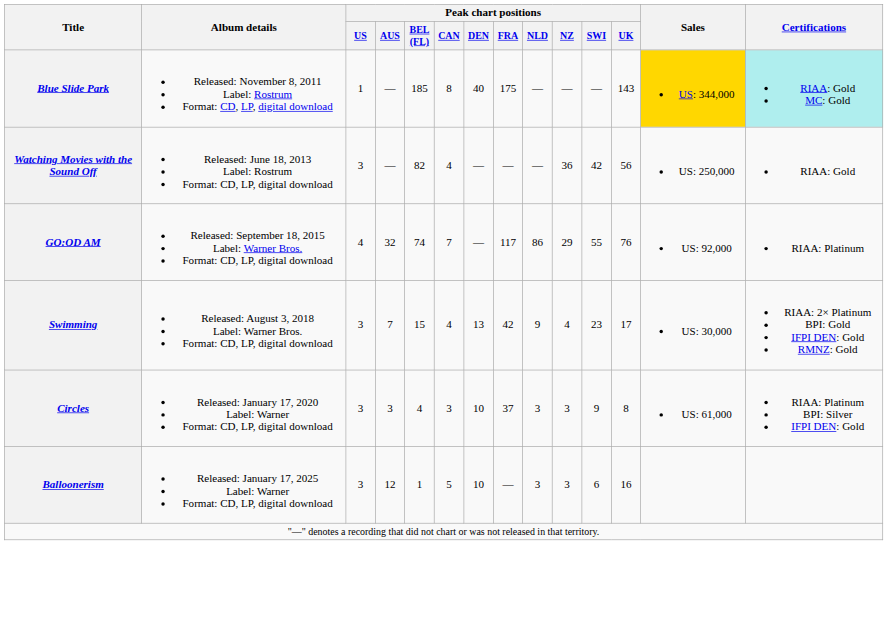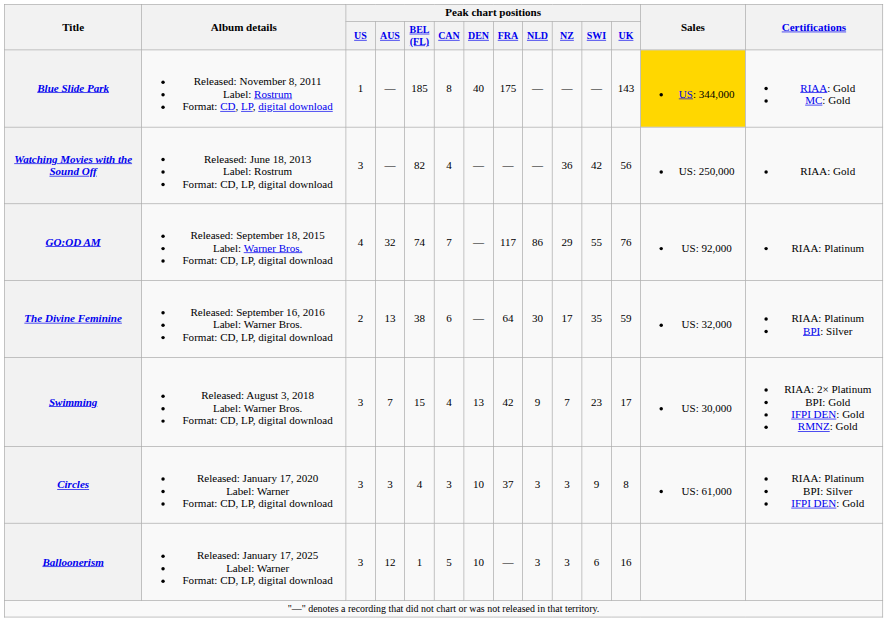(814, 95) paleturquoise background -> (814, 95) no background
+ row: (73, 319)
(567, 325) 4 -> (567, 402) 7
